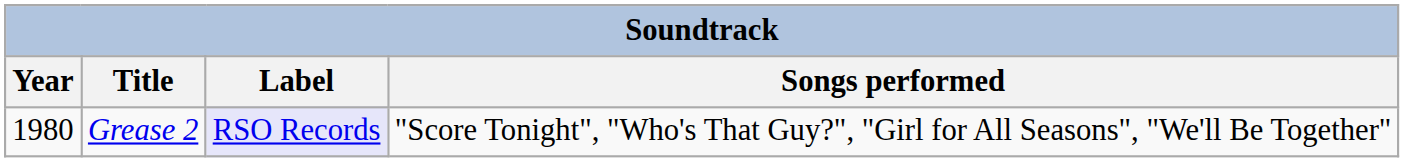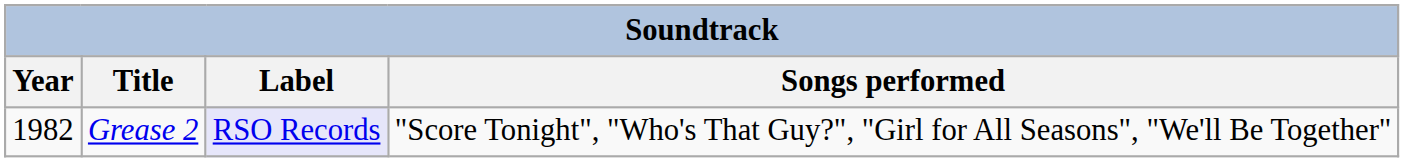(43, 131) 1980 -> (43, 131) 1982
